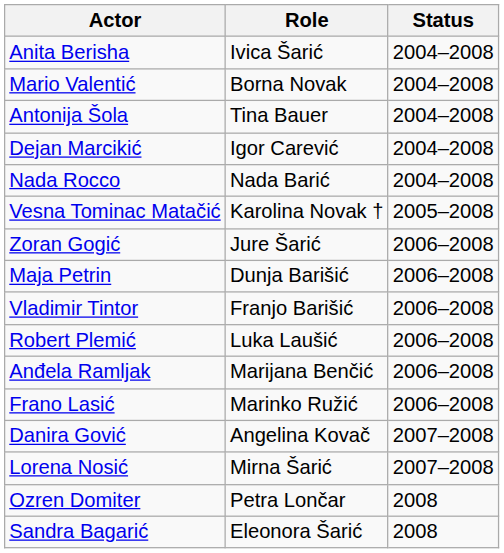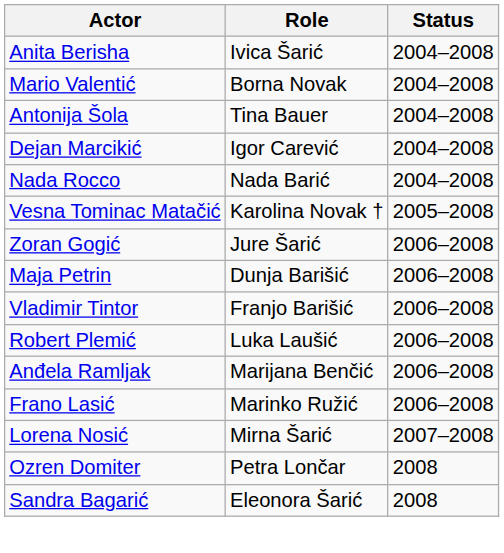- row: (68, 436)
